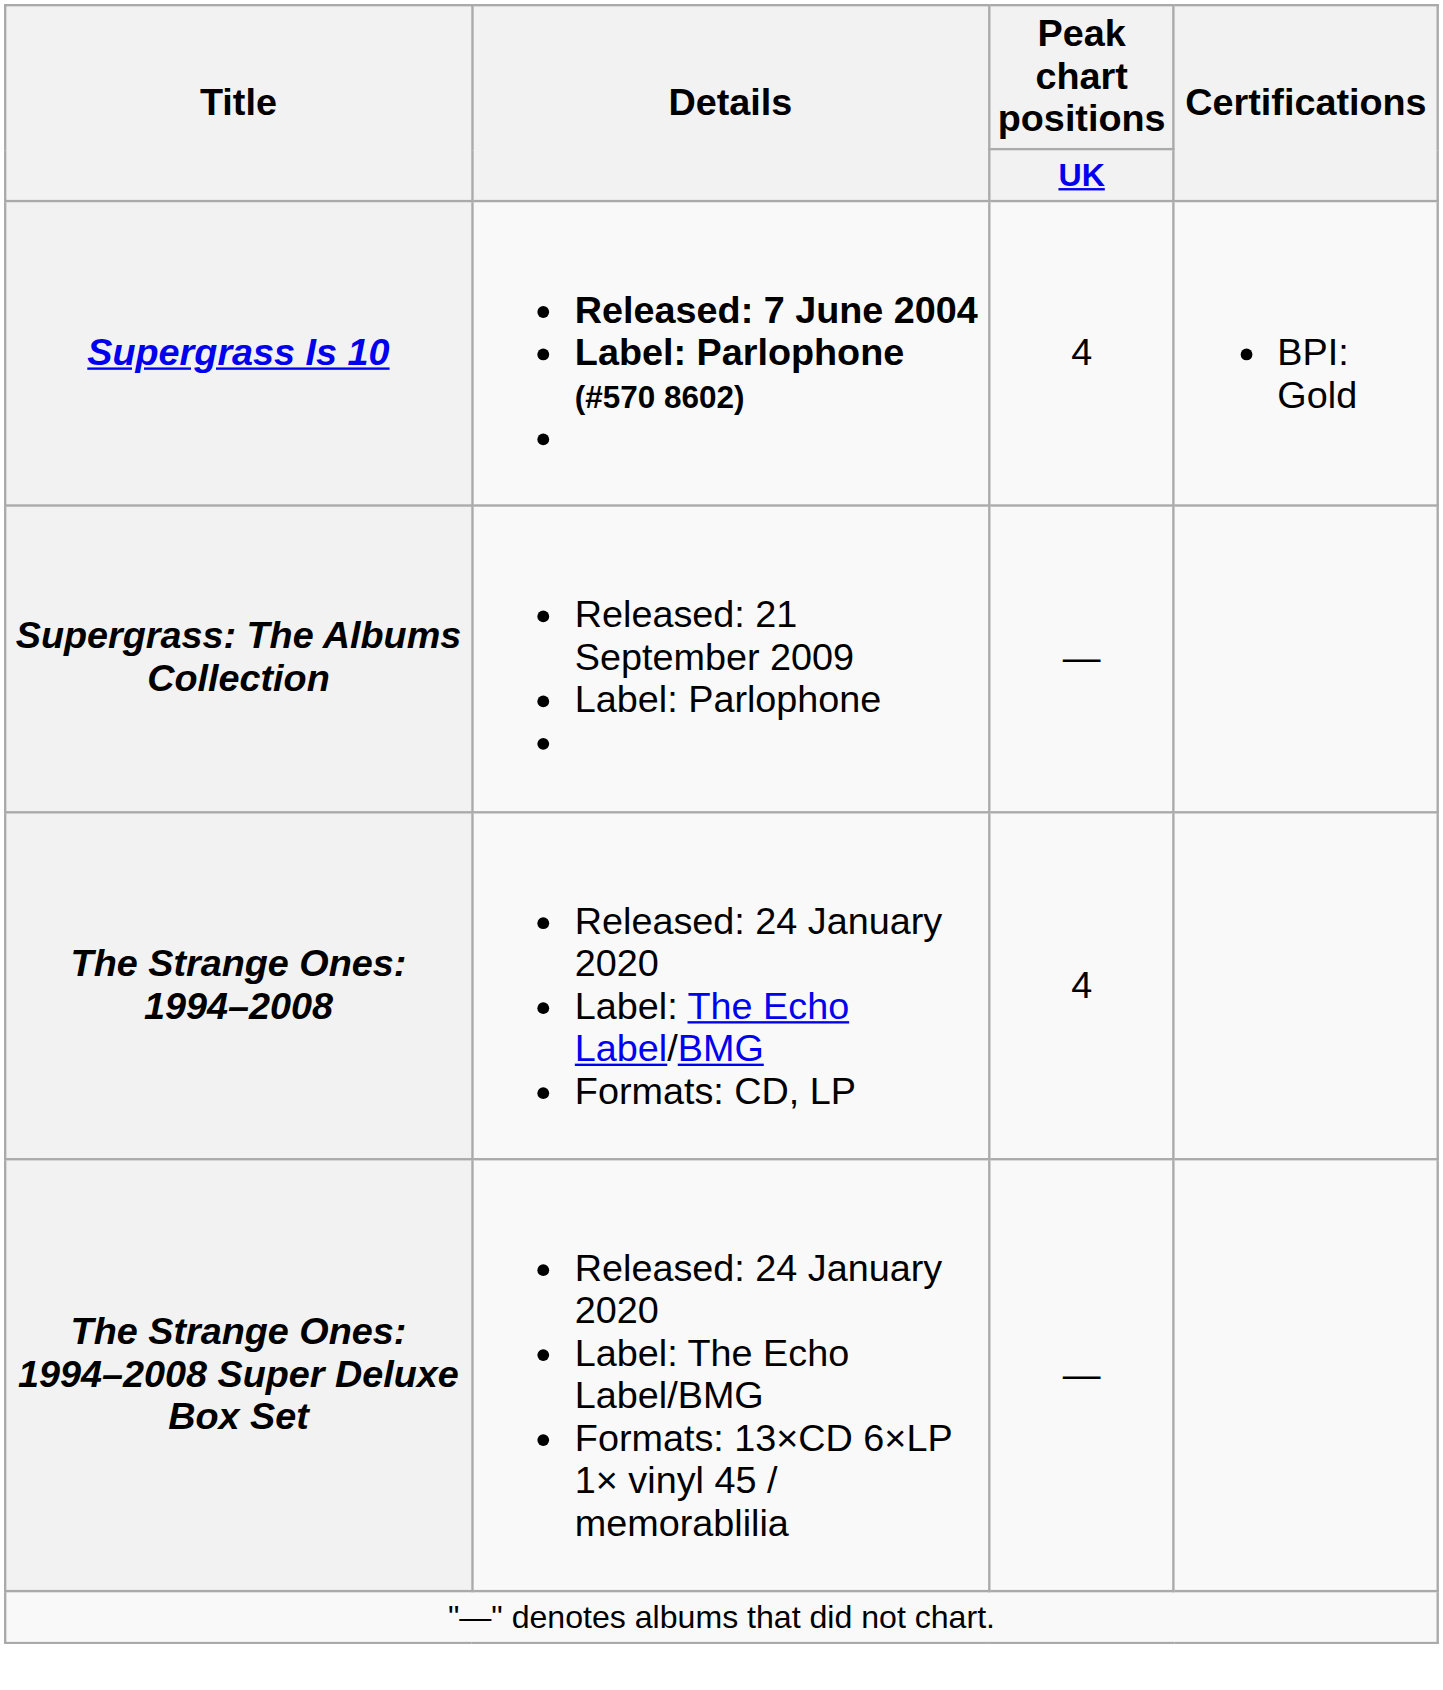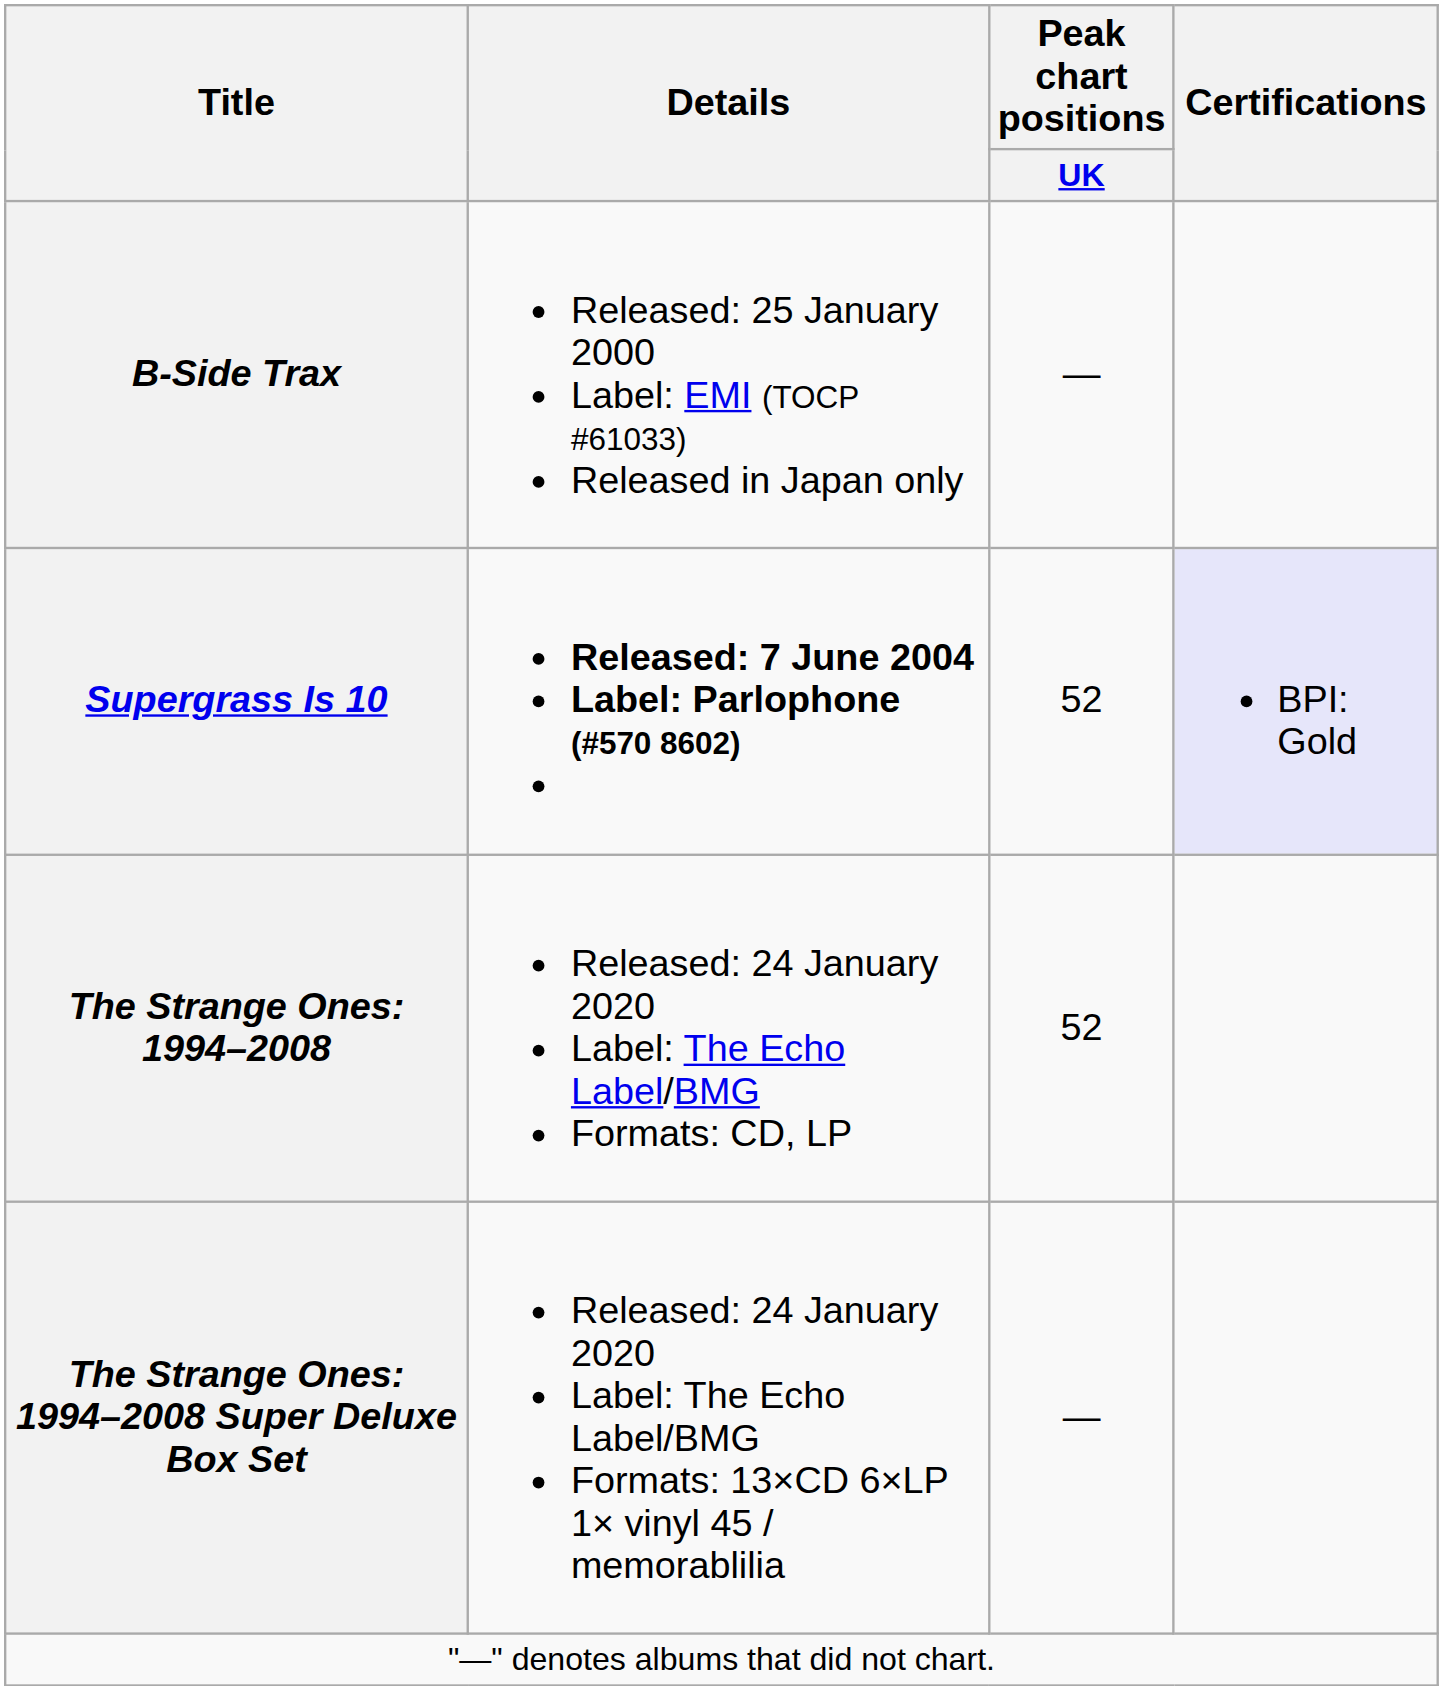+ row: (236, 373)
(1082, 352) 4 -> (1082, 700) 52
(1306, 375) no background -> (1306, 722) lavender background
- row: (238, 657)
(1082, 984) 4 -> (1082, 1026) 52
